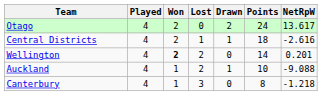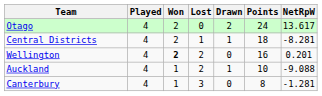(299, 40) -2.616 -> (299, 40) -8.281
(263, 55) 14 -> (263, 55) 16
(299, 84) -1.218 -> (299, 84) -1.281
